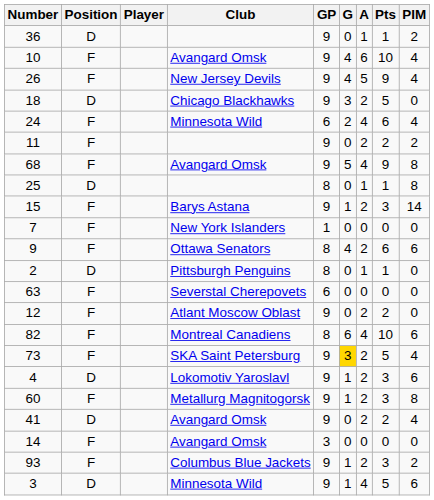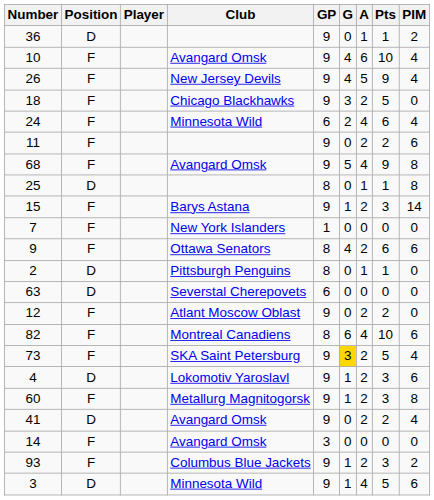(91, 100) D -> (91, 100) F
(414, 143) 2 -> (414, 143) 6
(91, 292) F -> (91, 292) D
